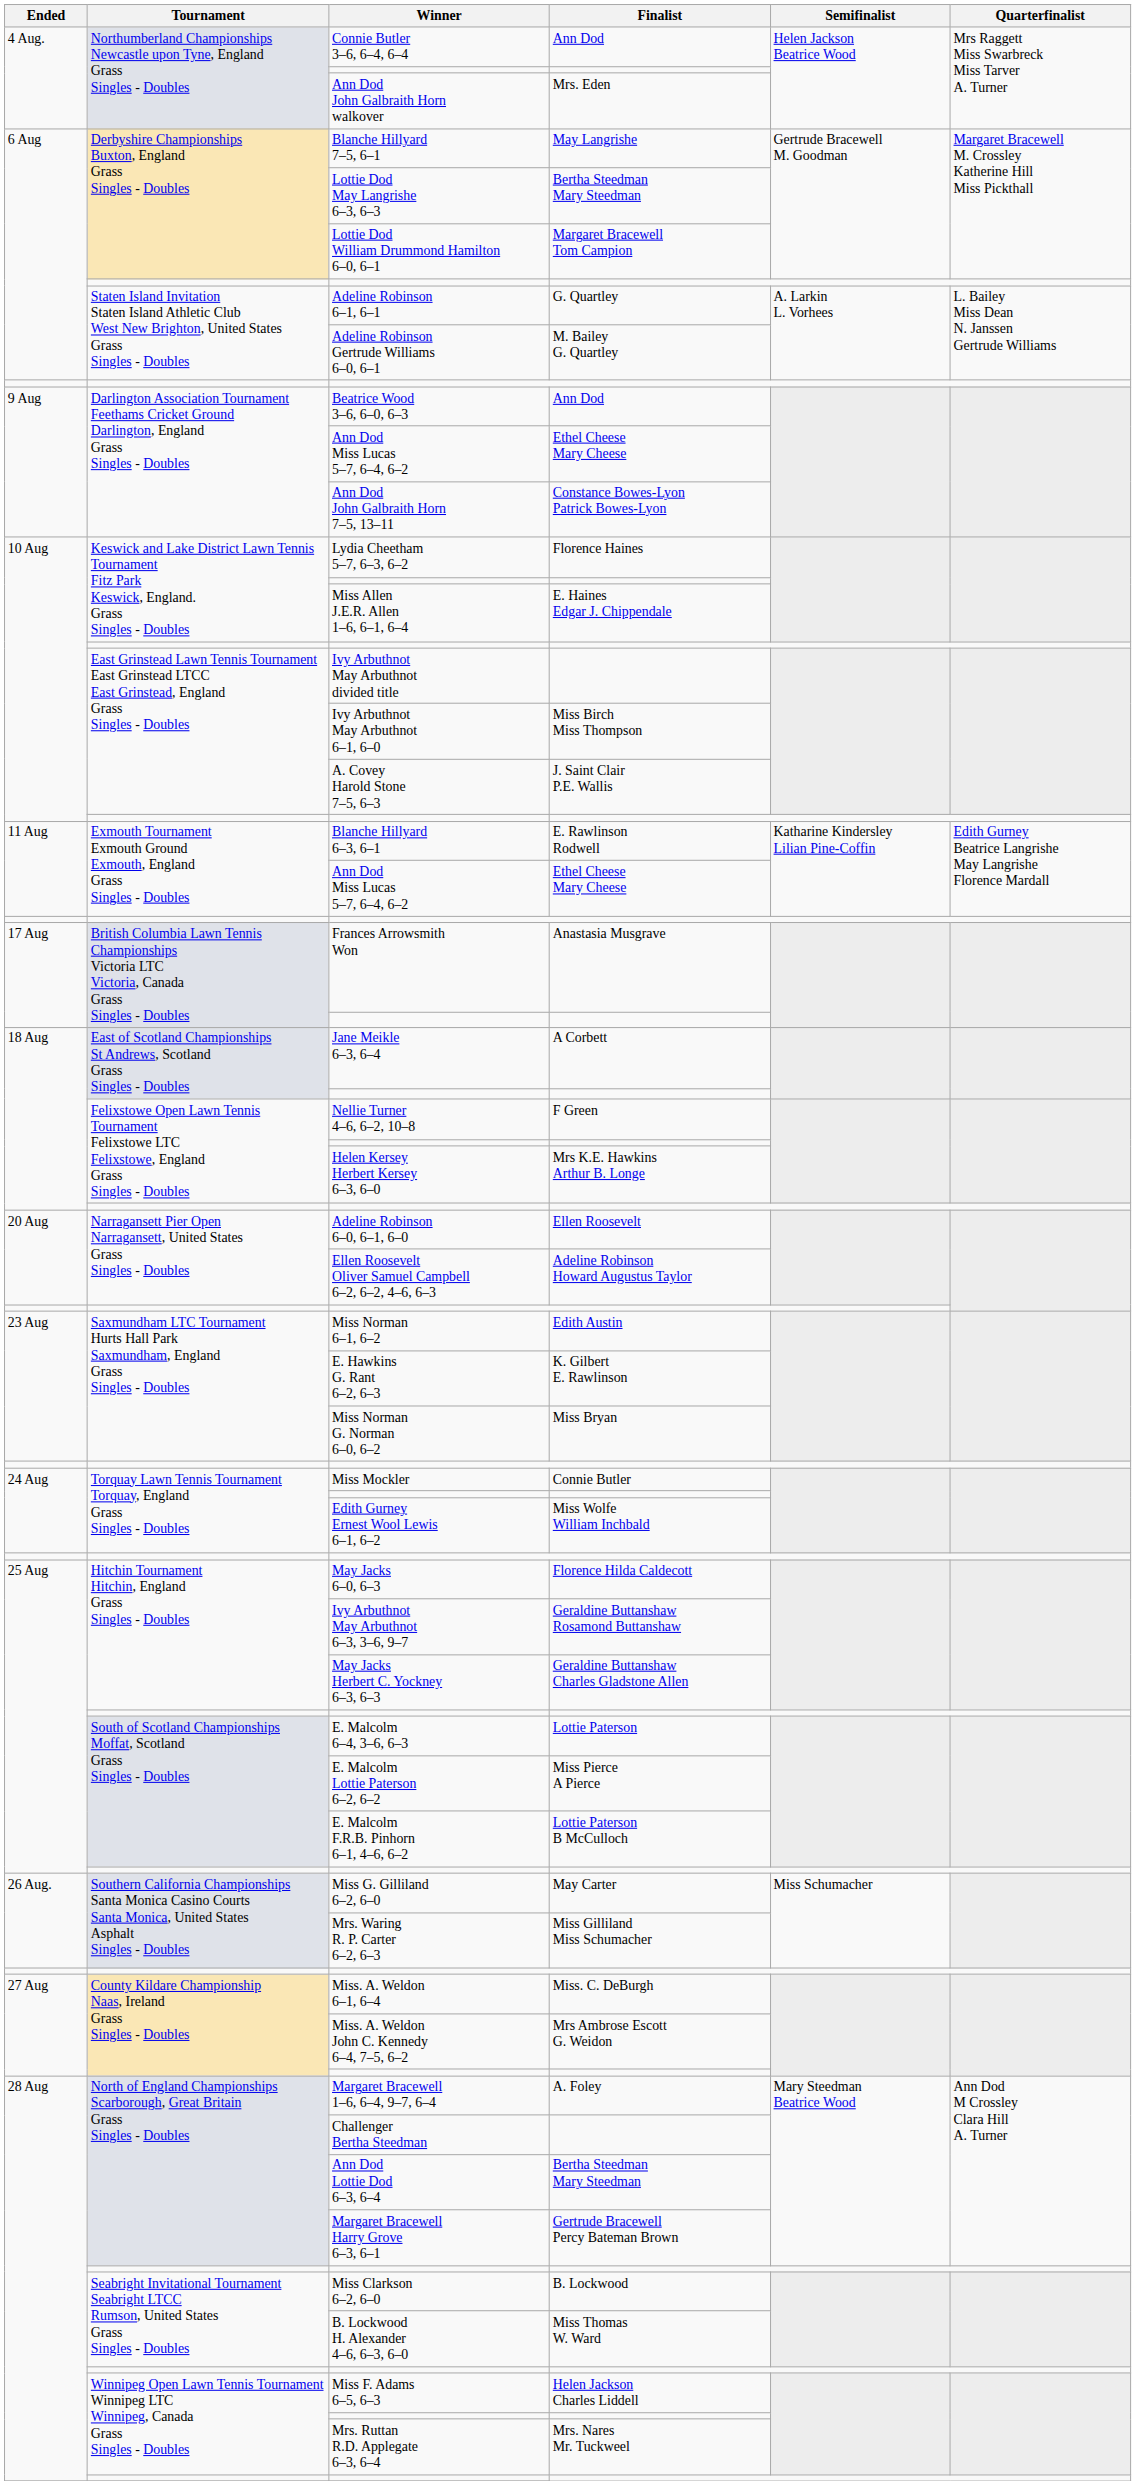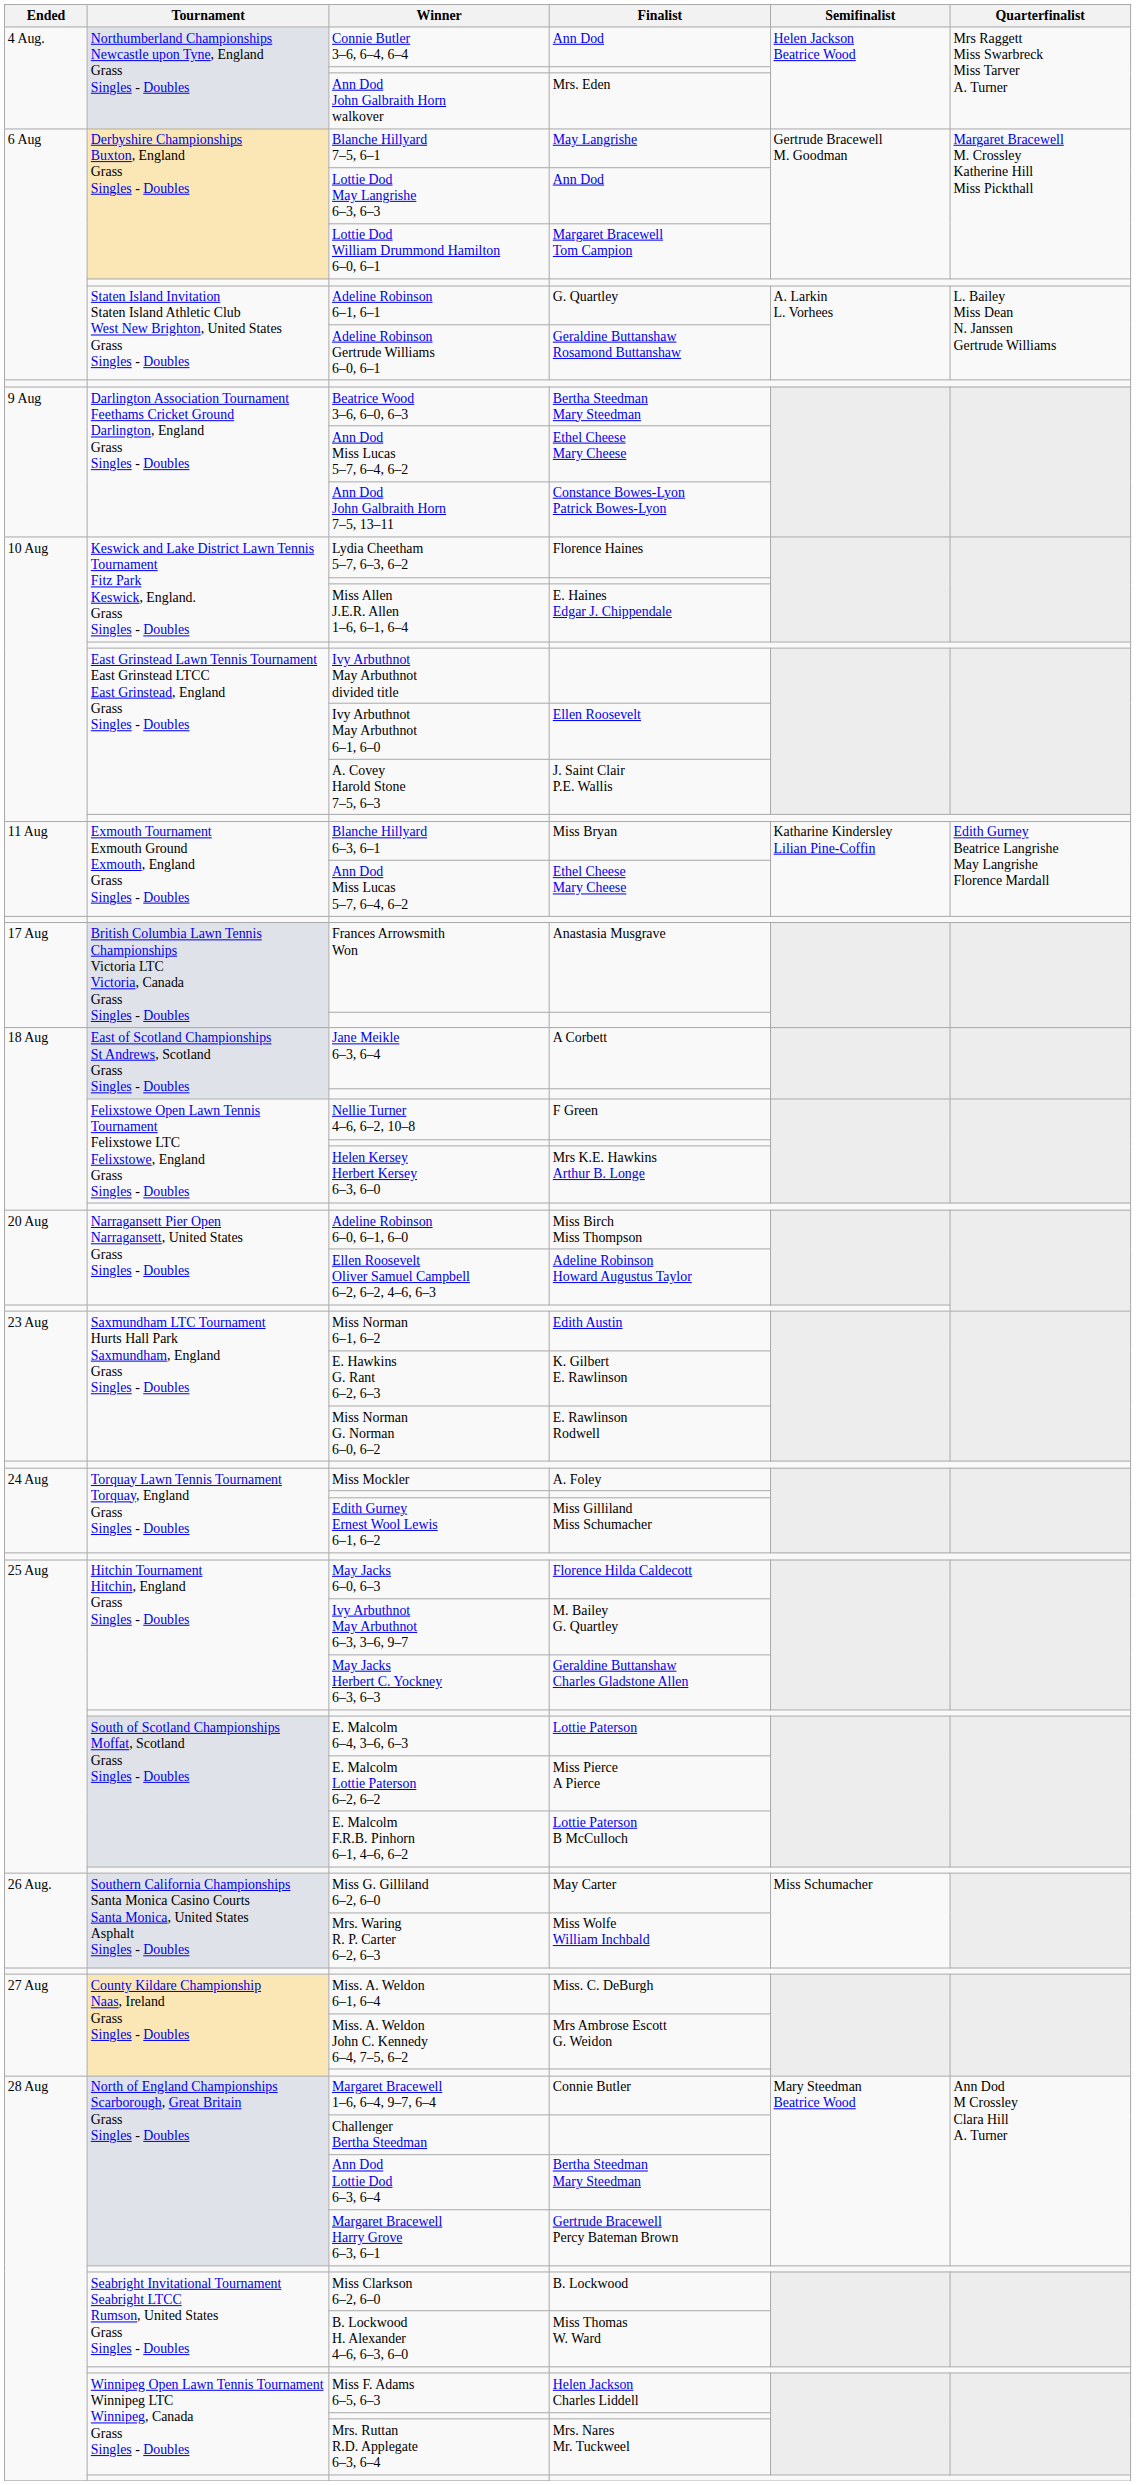(600, 187) Bertha Steedman Mary Steedman -> (578, 178) Ann Dod
(586, 343) M. Bailey G. Quartley -> (617, 343) Geraldine Buttanshaw Rosamond Buttanshaw
(578, 397) Ann Dod -> (600, 406) Bertha Steedman Mary Steedman
(598, 722) Miss Birch Miss Thompson -> (597, 714) Ellen Roosevelt
(590, 840) E. Rawlinson Rodwell -> (585, 832) Miss Bryan
(597, 1220) Ellen Roosevelt -> (598, 1229) Miss Birch Miss Thompson
(585, 1417) Miss Bryan -> (590, 1425) E. Rawlinson Rodwell
(592, 1479) Connie Butler -> (577, 1479) A. Foley
(601, 1516) Miss Wolfe William Inchbald -> (602, 1516) Miss Gilliland Miss Schumacher
(617, 1618) Geraldine Buttanshaw Rosamond Buttanshaw -> (586, 1618) M. Bailey G. Quartley
(602, 1931) Miss Gilliland Miss Schumacher -> (601, 1931) Miss Wolfe William Inchbald
(577, 2086) A. Foley -> (592, 2086) Connie Butler
